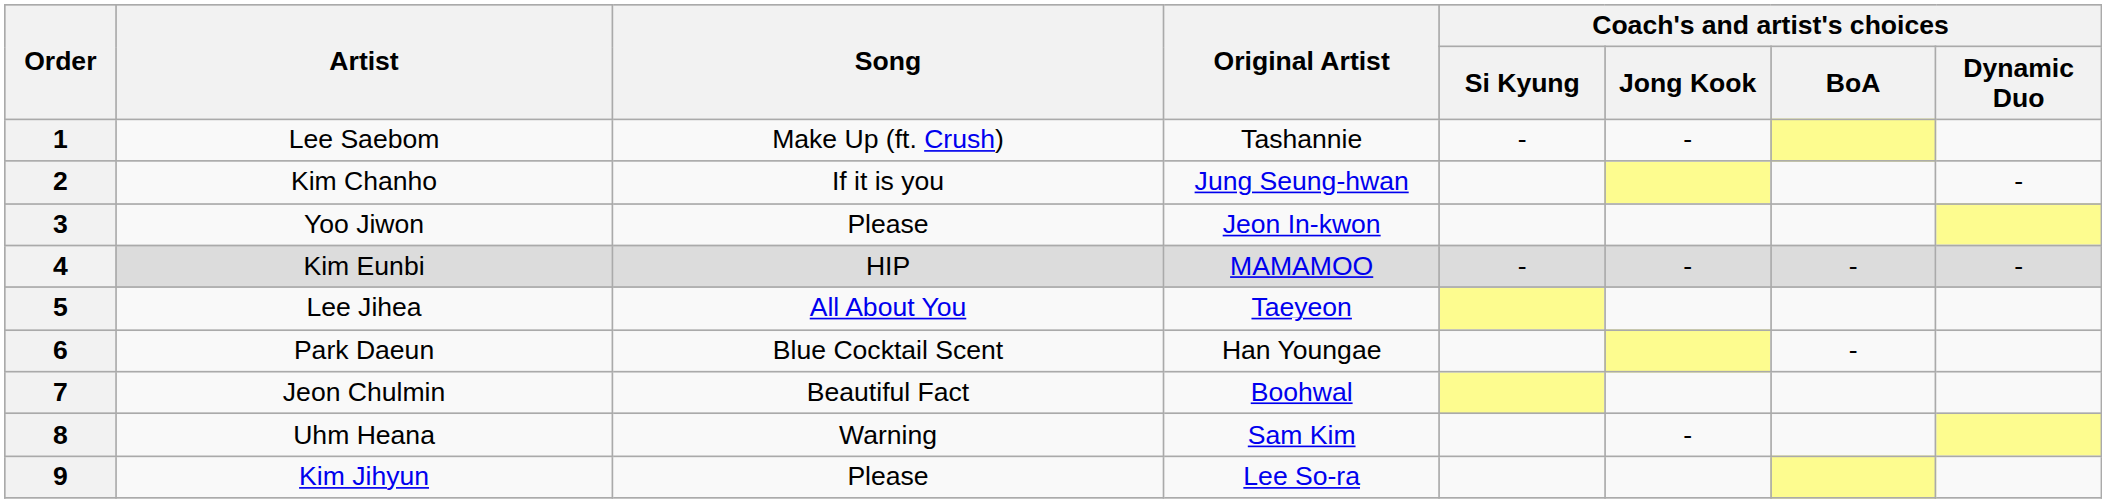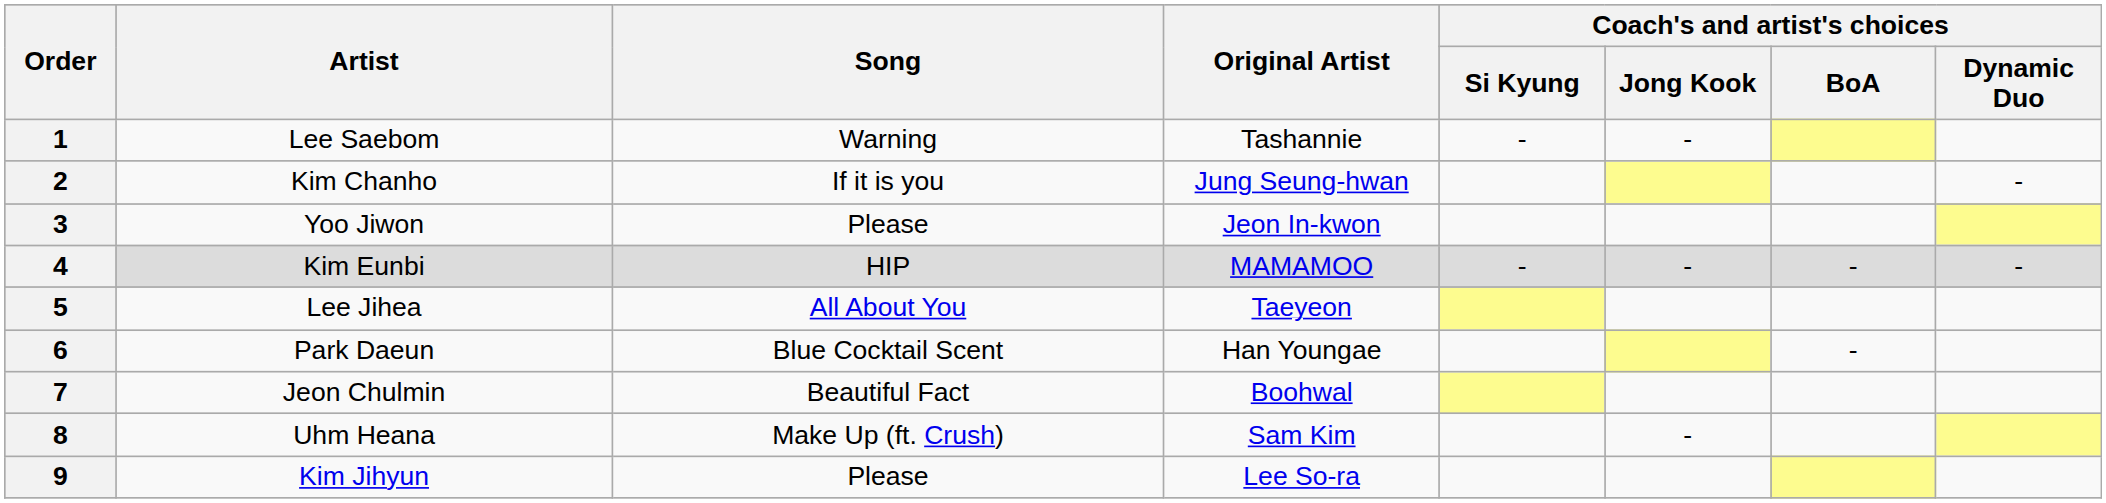(888, 139) Make Up (ft. Crush) -> (888, 139) Warning
(888, 434) Warning -> (888, 434) Make Up (ft. Crush)
